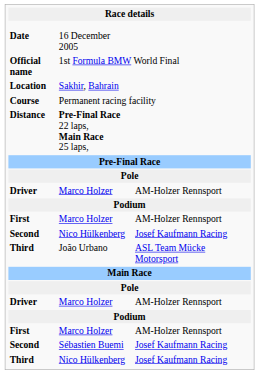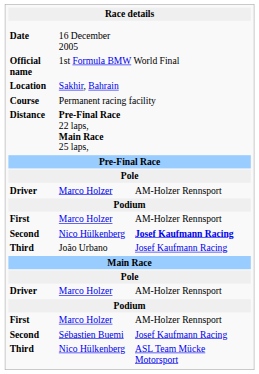(181, 234) normal -> (184, 234) bold
(170, 253) ASL Team Mücke Motorsport -> (181, 248) Josef Kaufmann Racing
(181, 360) Josef Kaufmann Racing -> (170, 354) ASL Team Mücke Motorsport
